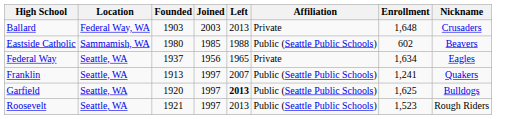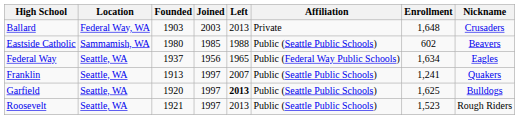(268, 59) Private -> (327, 59) Public (Federal Way Public Schools)
